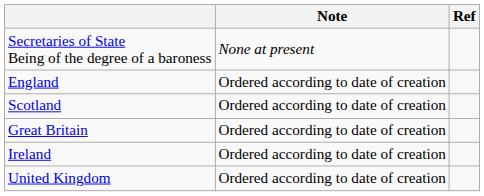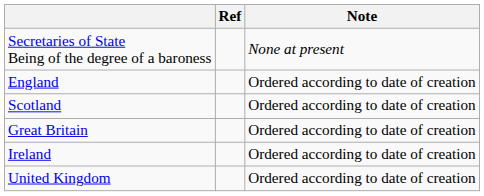columns swapped: (332, 16) <-> (464, 16)
